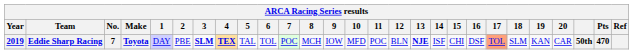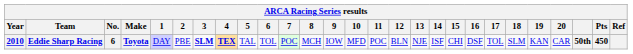(15, 41) 2019 -> (15, 41) 2010
(113, 41) 7 -> (113, 41) 6
(420, 41) bold -> (420, 41) normal
(497, 41) lightsalmon background -> (495, 41) no background
(603, 41) 470 -> (602, 41) 450
